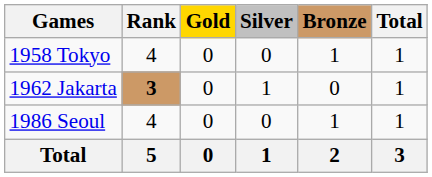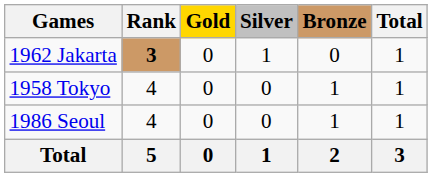rows swapped: (60, 54) <-> (63, 88)
